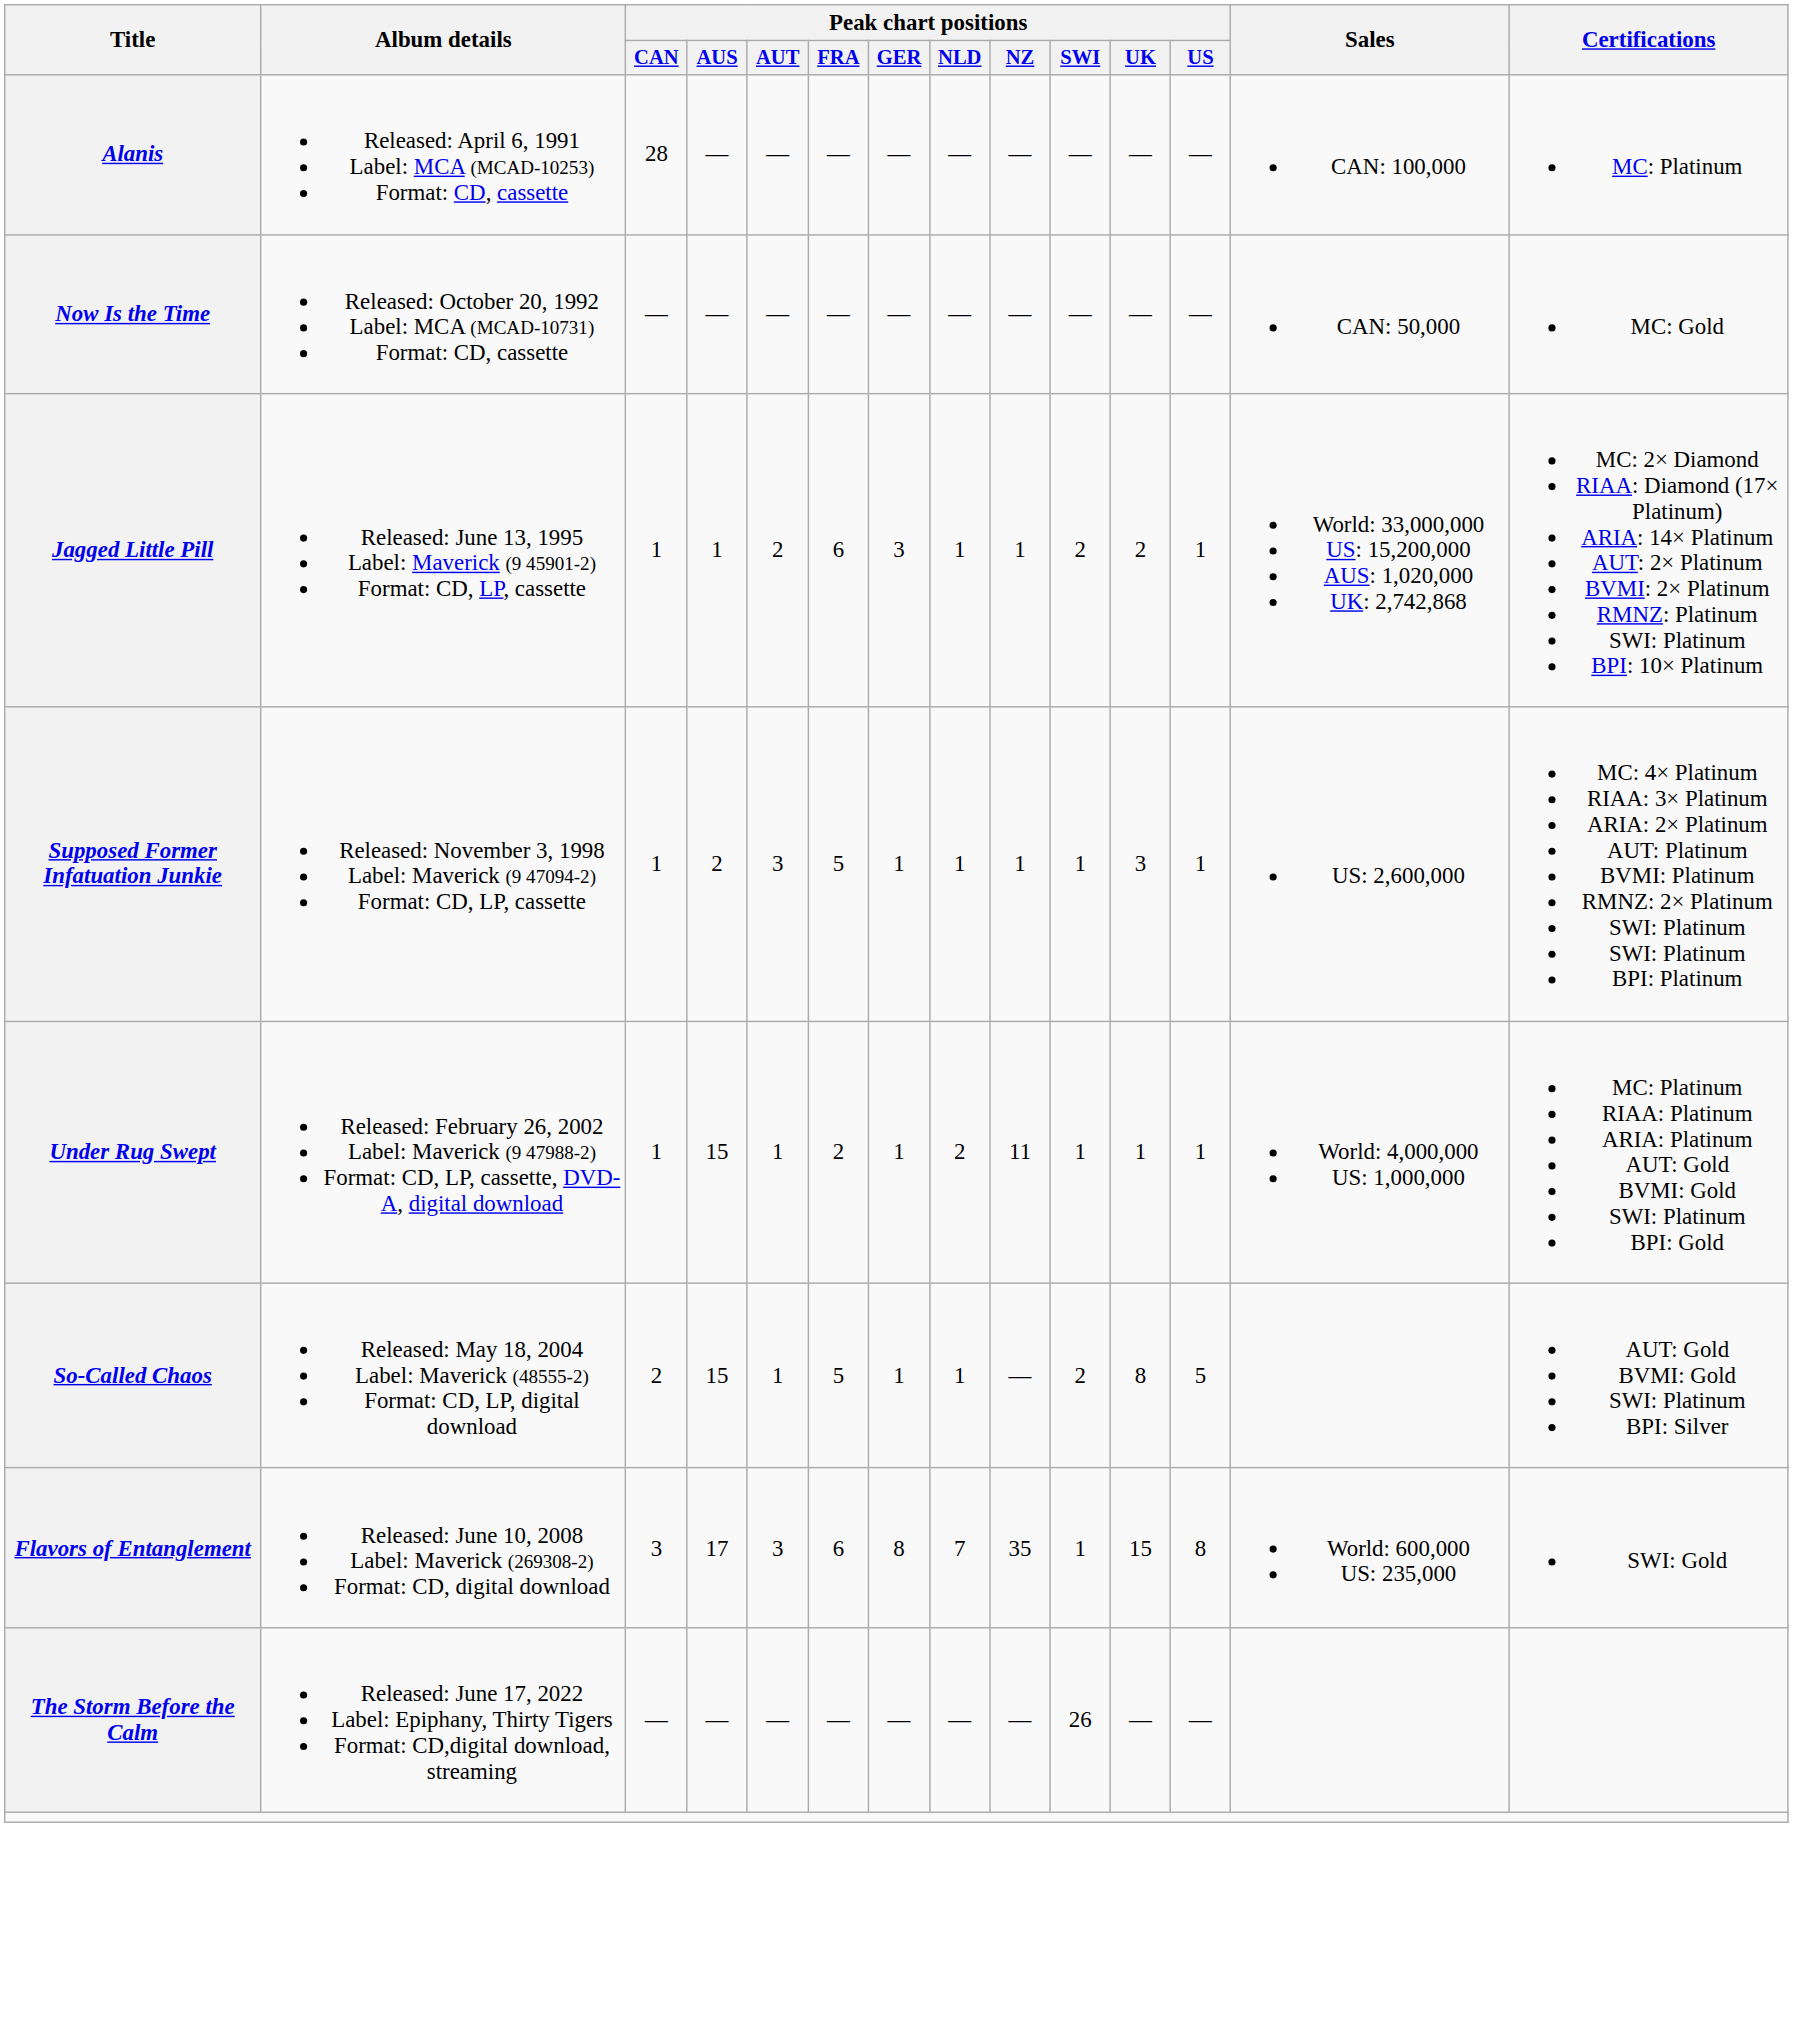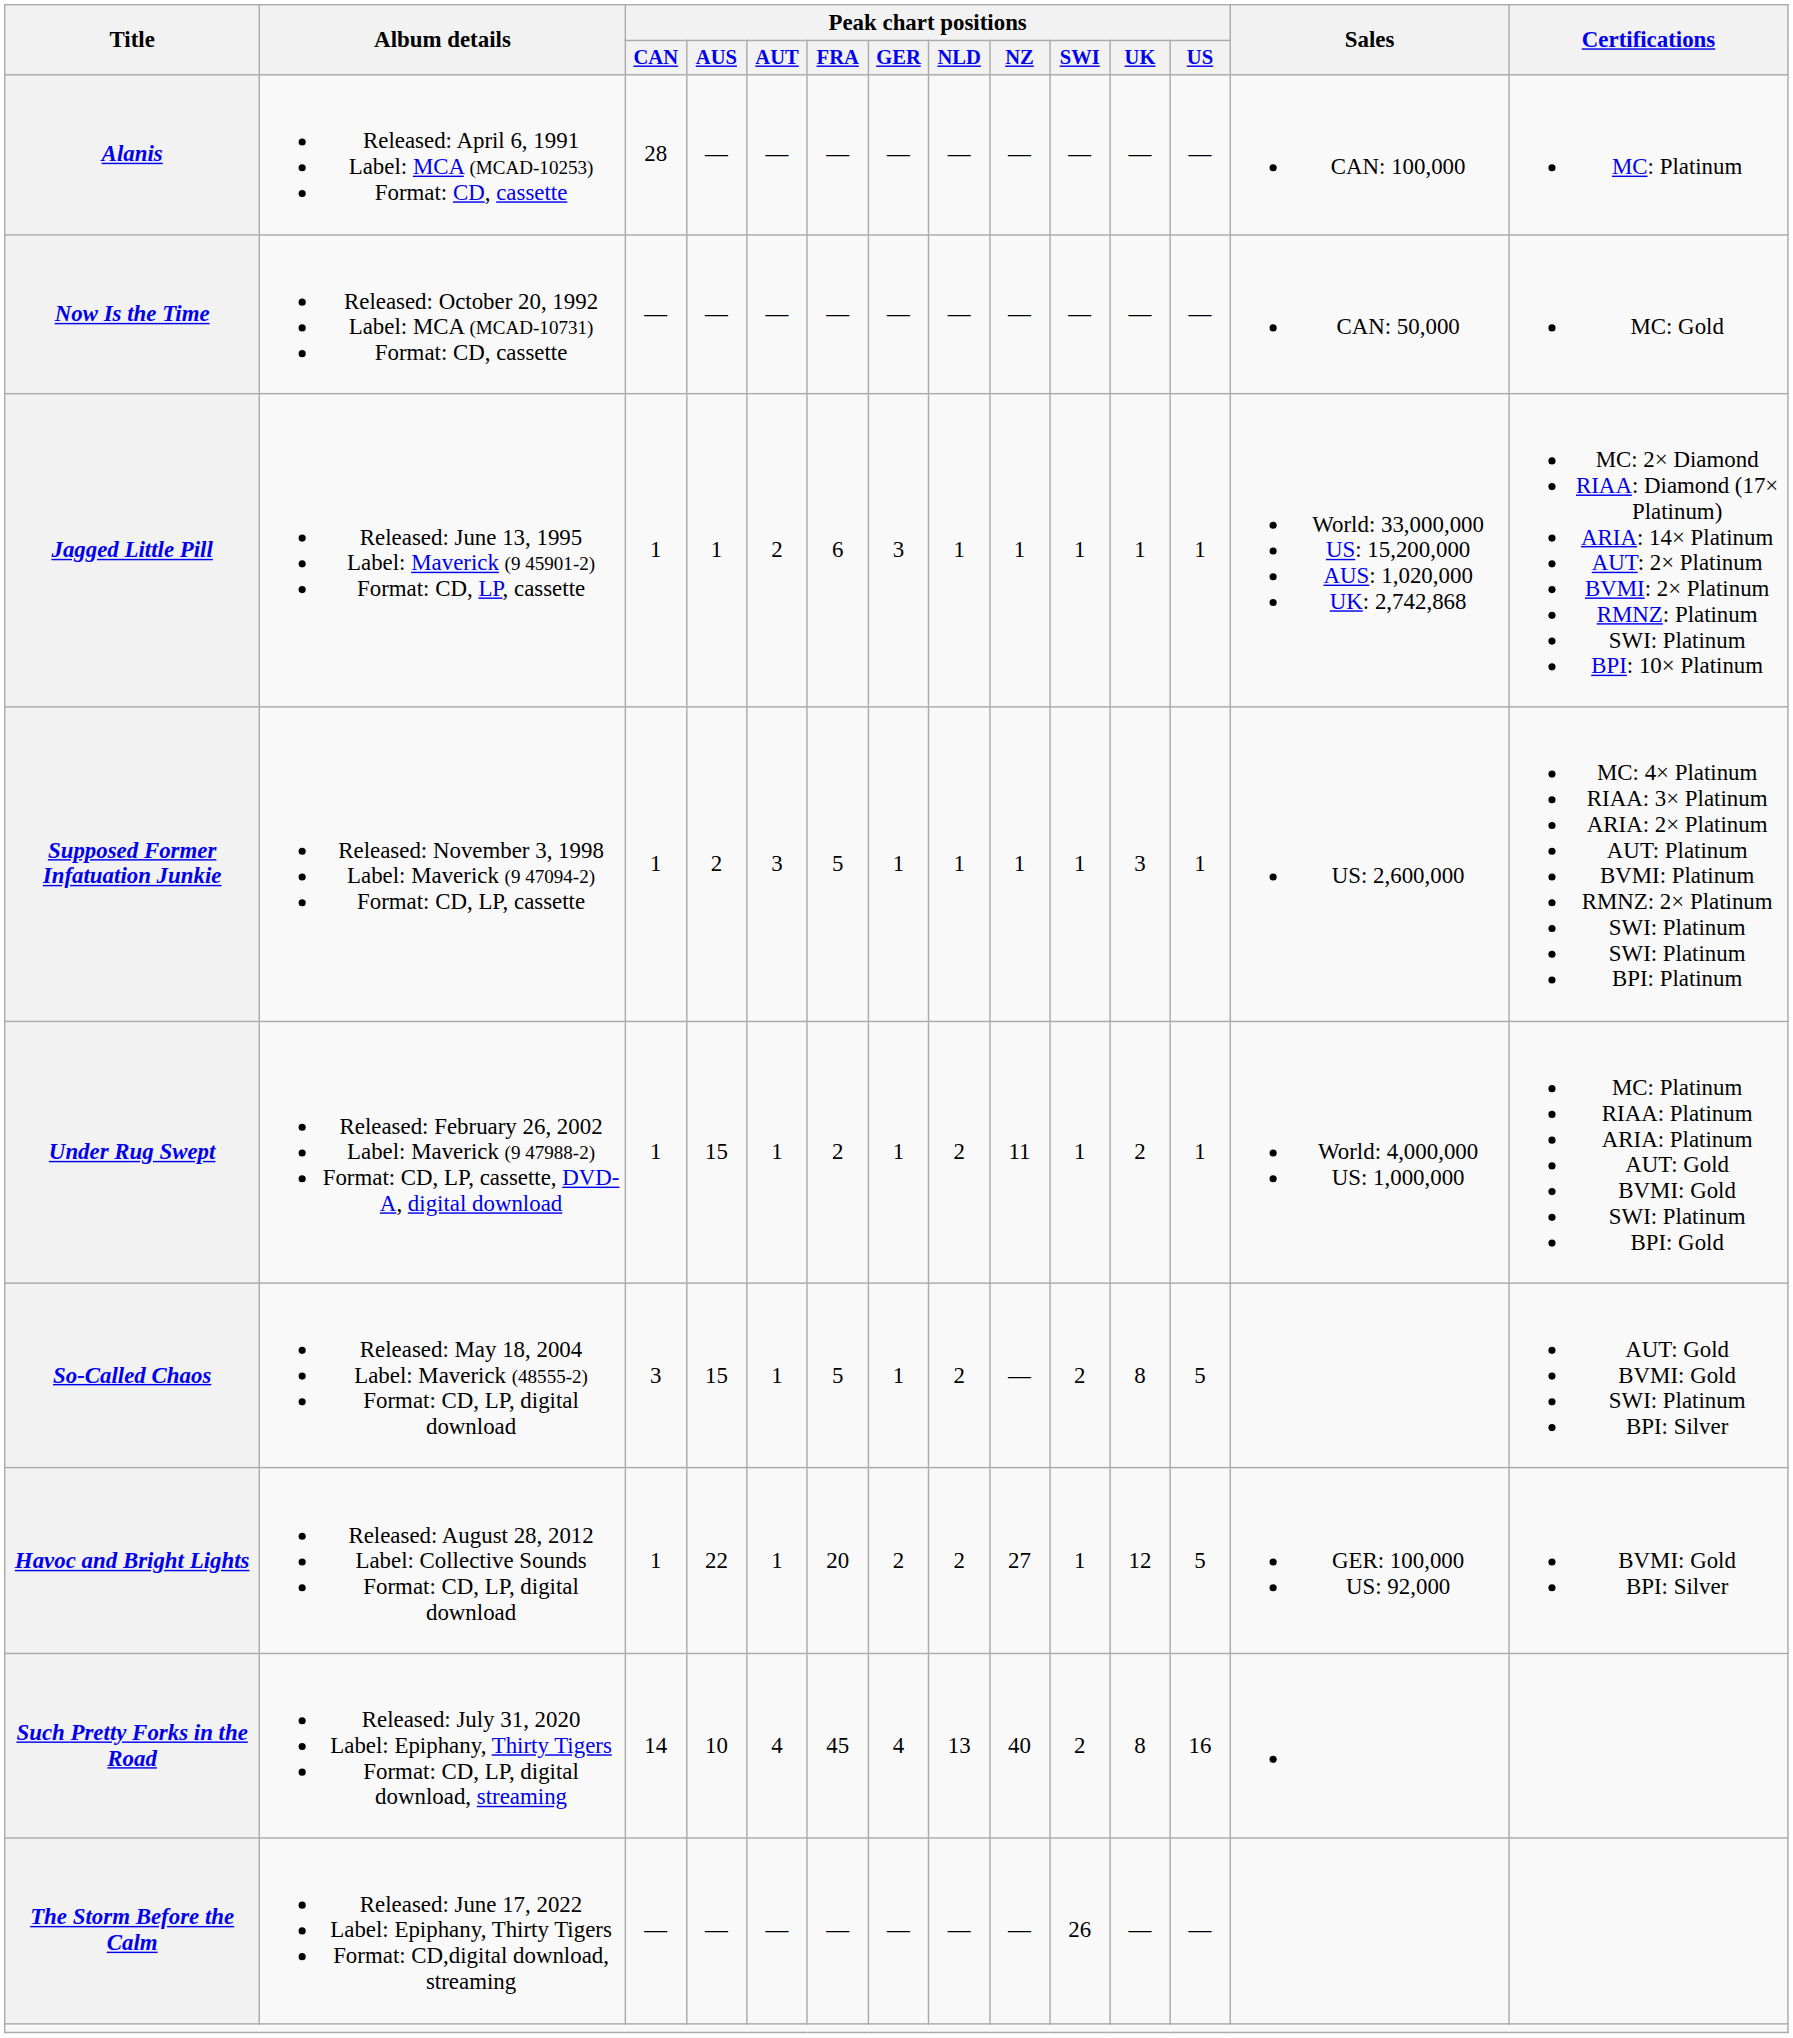(1080, 550) 2 -> (1080, 550) 1
(1141, 550) 2 -> (1140, 550) 1
(1141, 1151) 1 -> (1140, 1151) 2
(656, 1375) 2 -> (656, 1375) 3
(960, 1375) 1 -> (959, 1375) 2
- row: (133, 1547)
+ row: (132, 1560)
+ row: (132, 1745)
